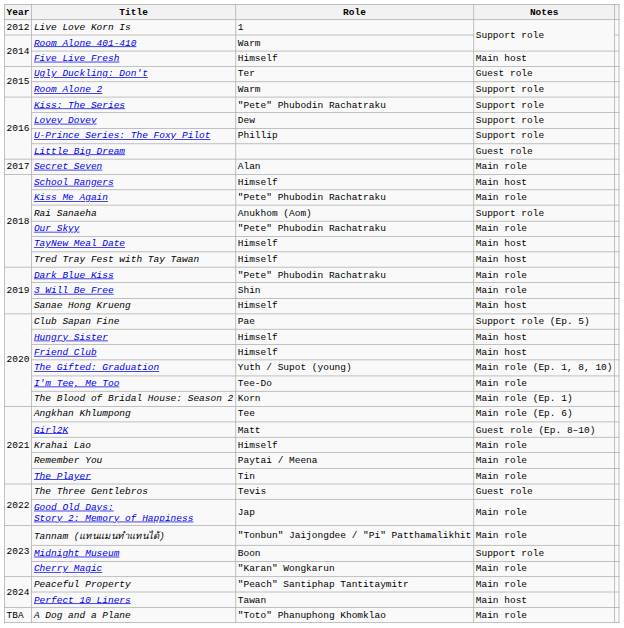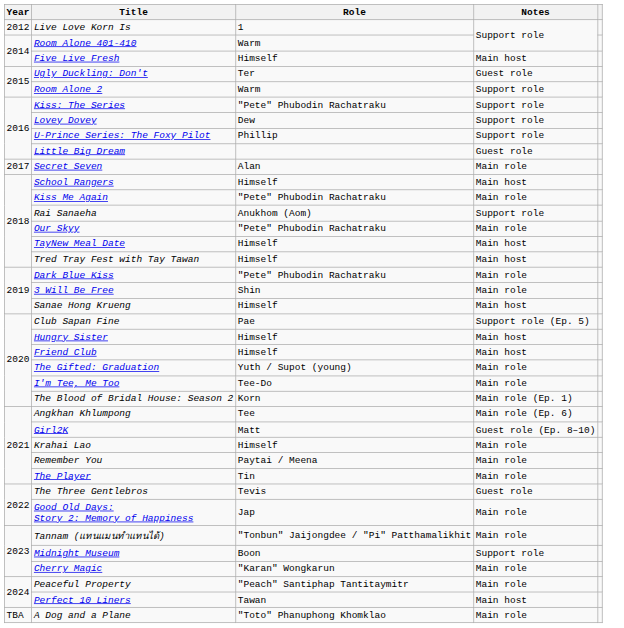(544, 368) Main role (Ep. 1, 8, 10) -> (501, 368) Main role
